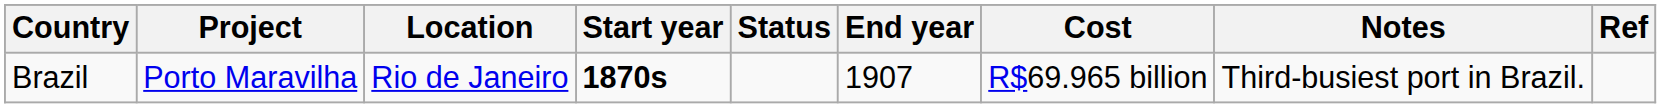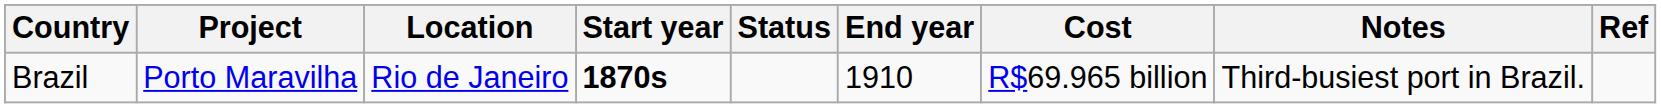(879, 77) 1907 -> (879, 77) 1910
